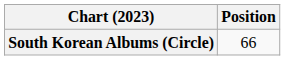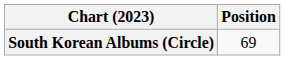(249, 42) 66 -> (249, 42) 69
